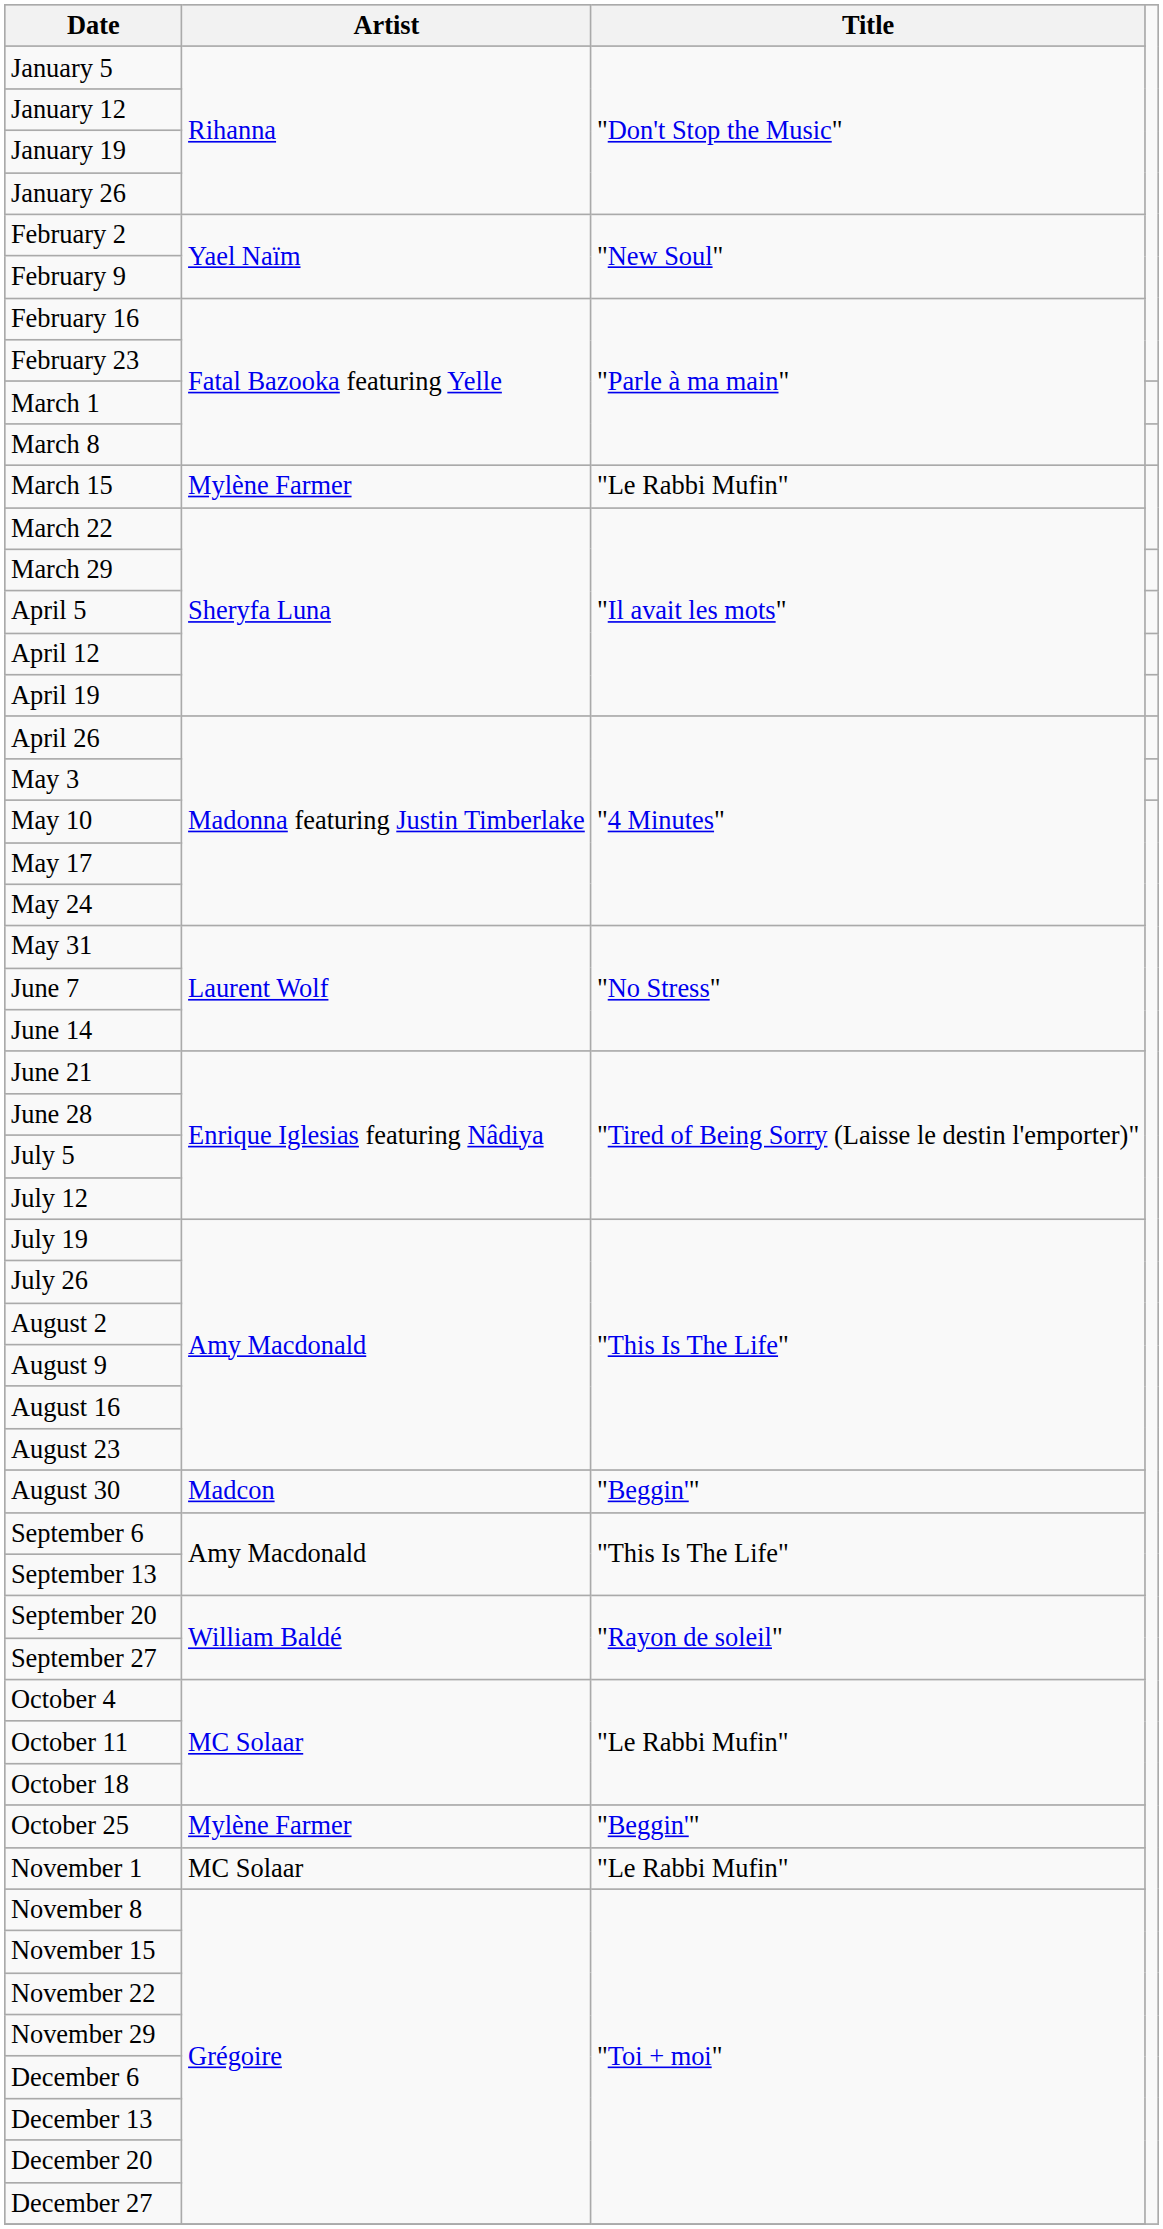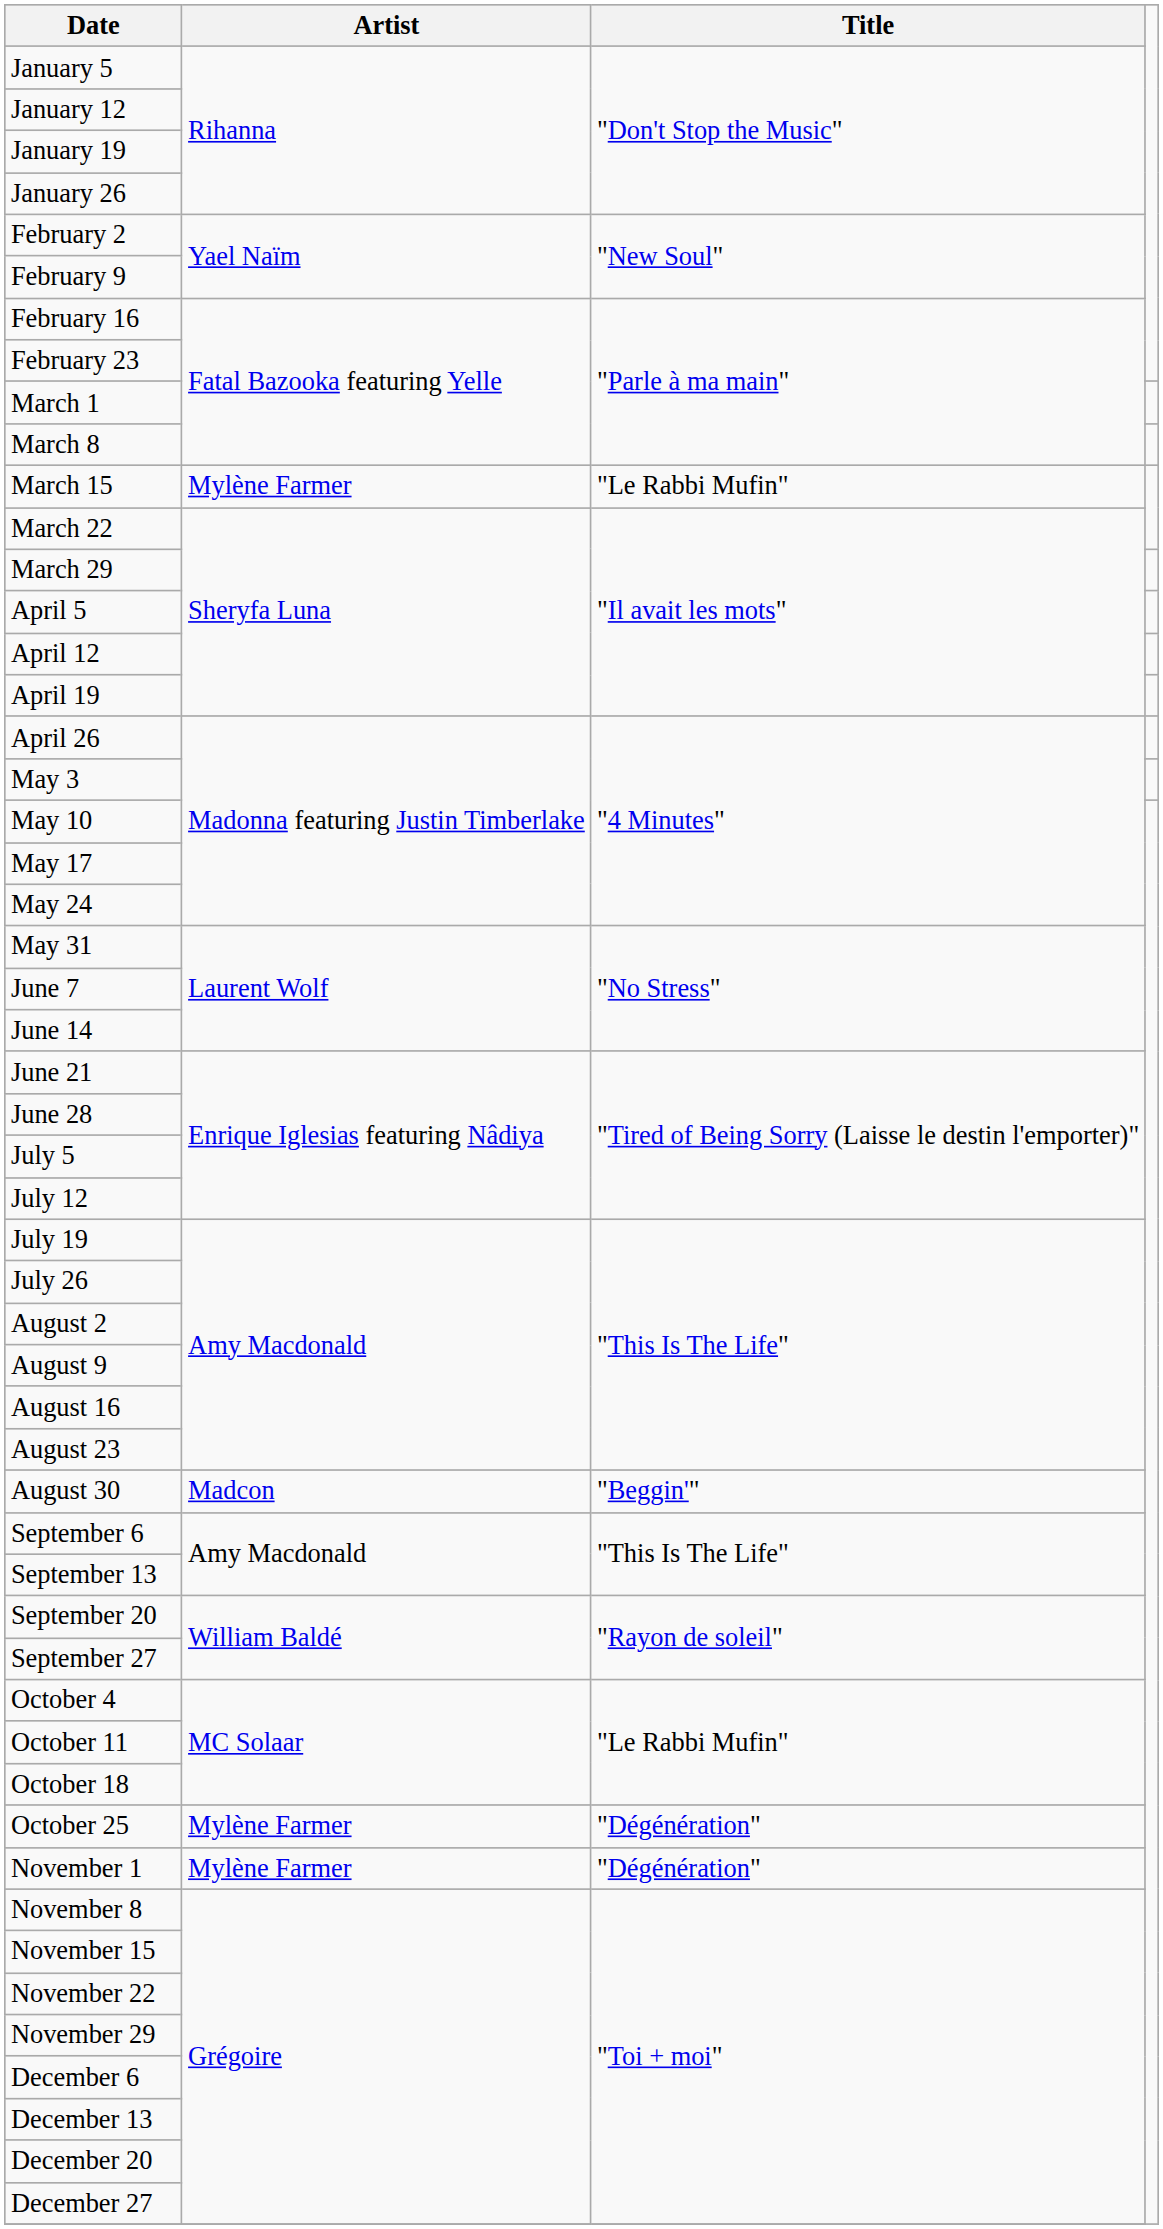(648, 1825) "Beggin'" -> (679, 1825) "Dégénération"
(246, 1867) MC Solaar -> (270, 1867) Mylène Farmer
(693, 1867) "Le Rabbi Mufin" -> (679, 1867) "Dégénération"
